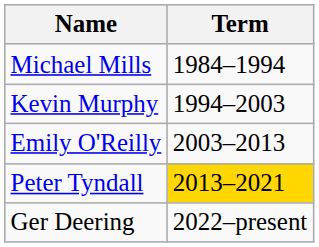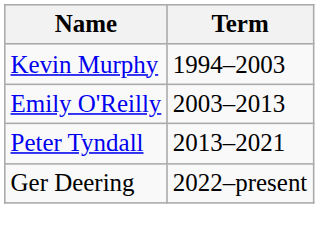- row: (81, 63)
(229, 182) gold background -> (229, 143) no background
